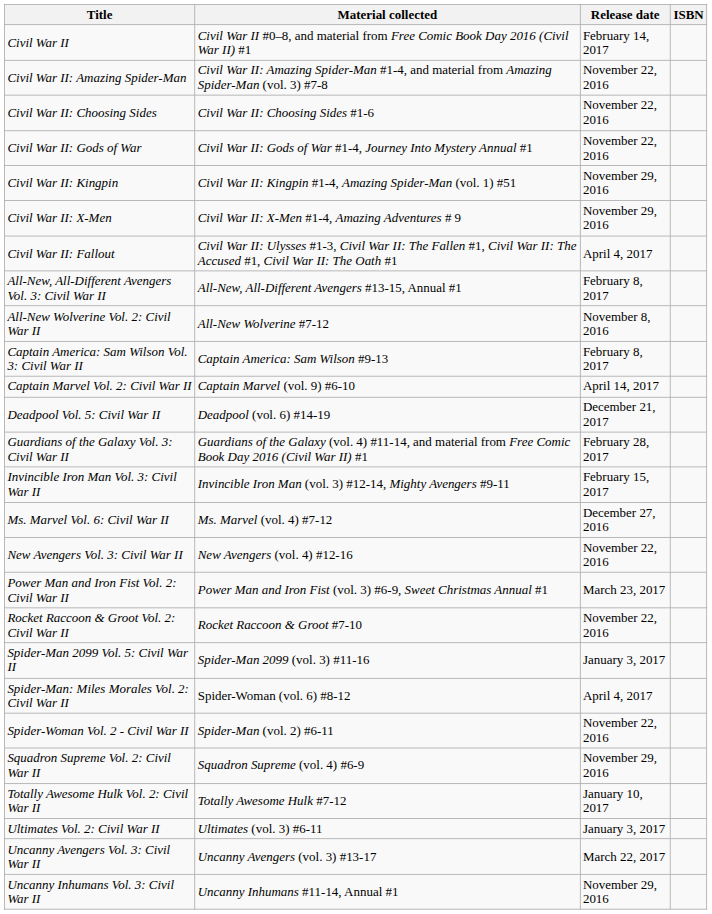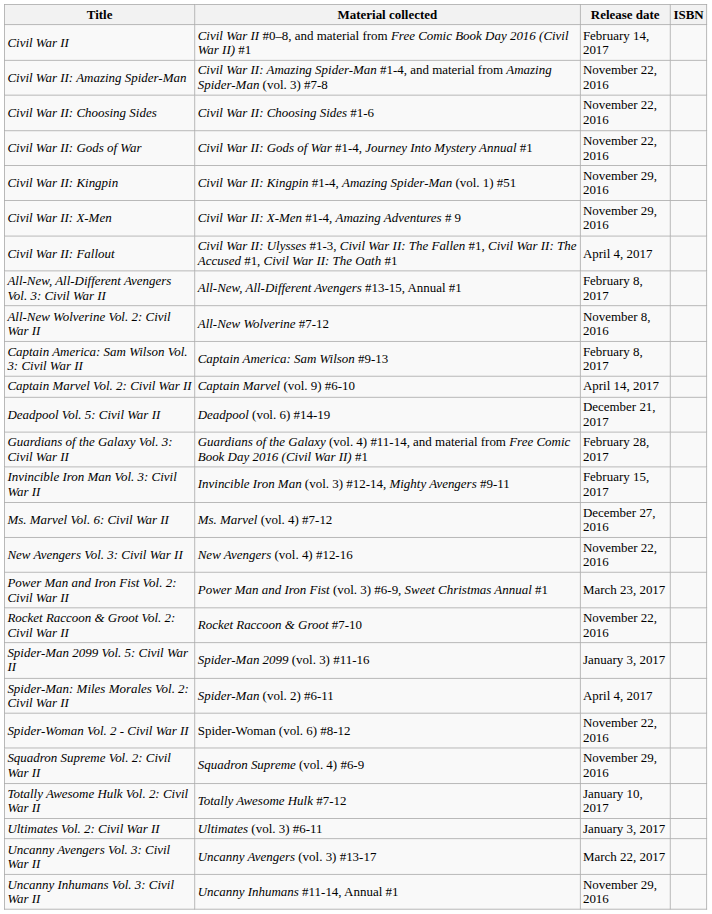(274, 695) Spider-Woman (vol. 6) #8-12 -> (266, 695) Spider-Man (vol. 2) #6-11
(266, 730) Spider-Man (vol. 2) #6-11 -> (274, 730) Spider-Woman (vol. 6) #8-12
